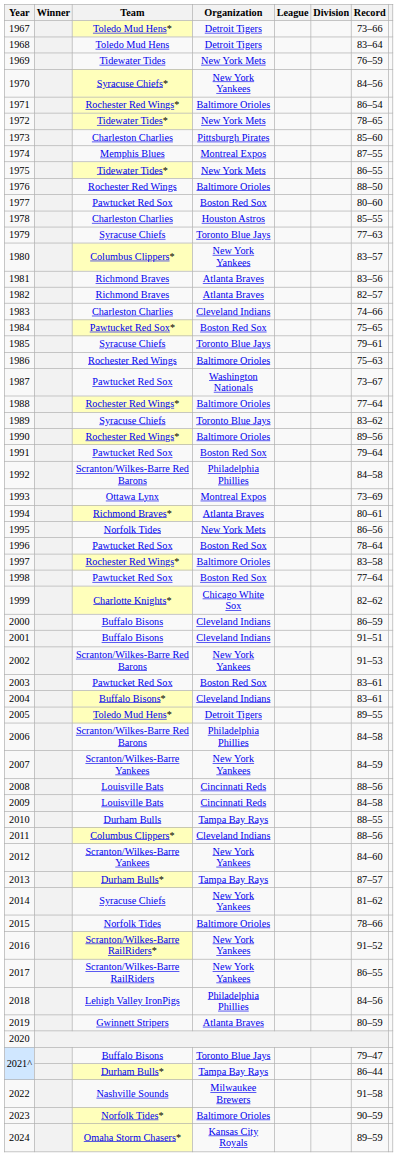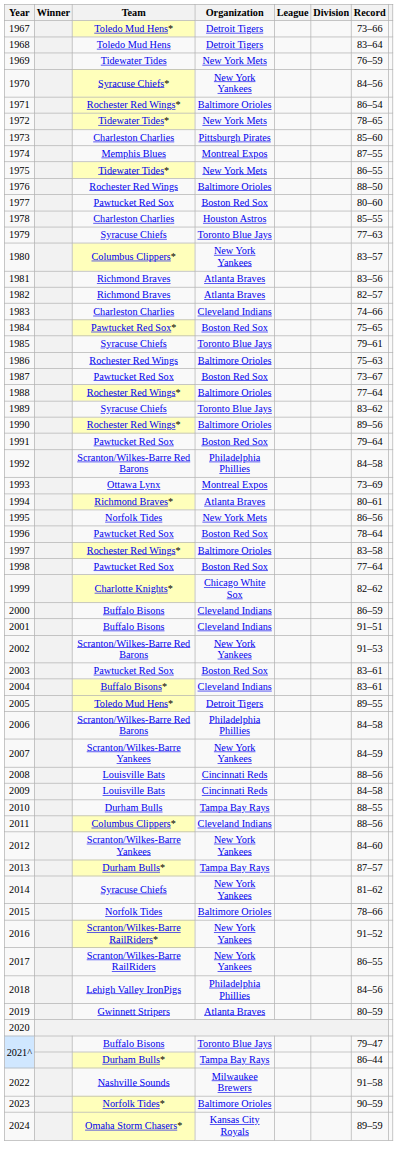(233, 382) Washington Nationals -> (235, 376) Boston Red Sox
